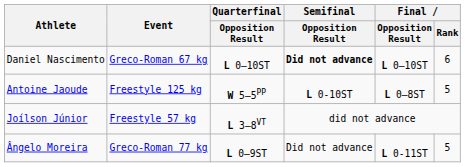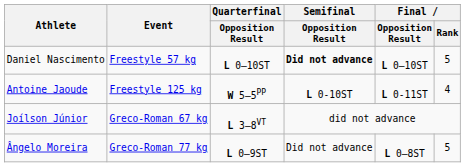(159, 60) Greco-Roman 67 kg -> (153, 60) Freestyle 57 kg
(447, 60) 6 -> (447, 60) 5
(405, 94) L 0–8ST -> (405, 94) L 0-11ST
(447, 89) 5 -> (447, 89) 4
(153, 119) Freestyle 57 kg -> (159, 119) Greco-Roman 67 kg
(405, 153) L 0-11ST -> (405, 153) L 0–8ST
